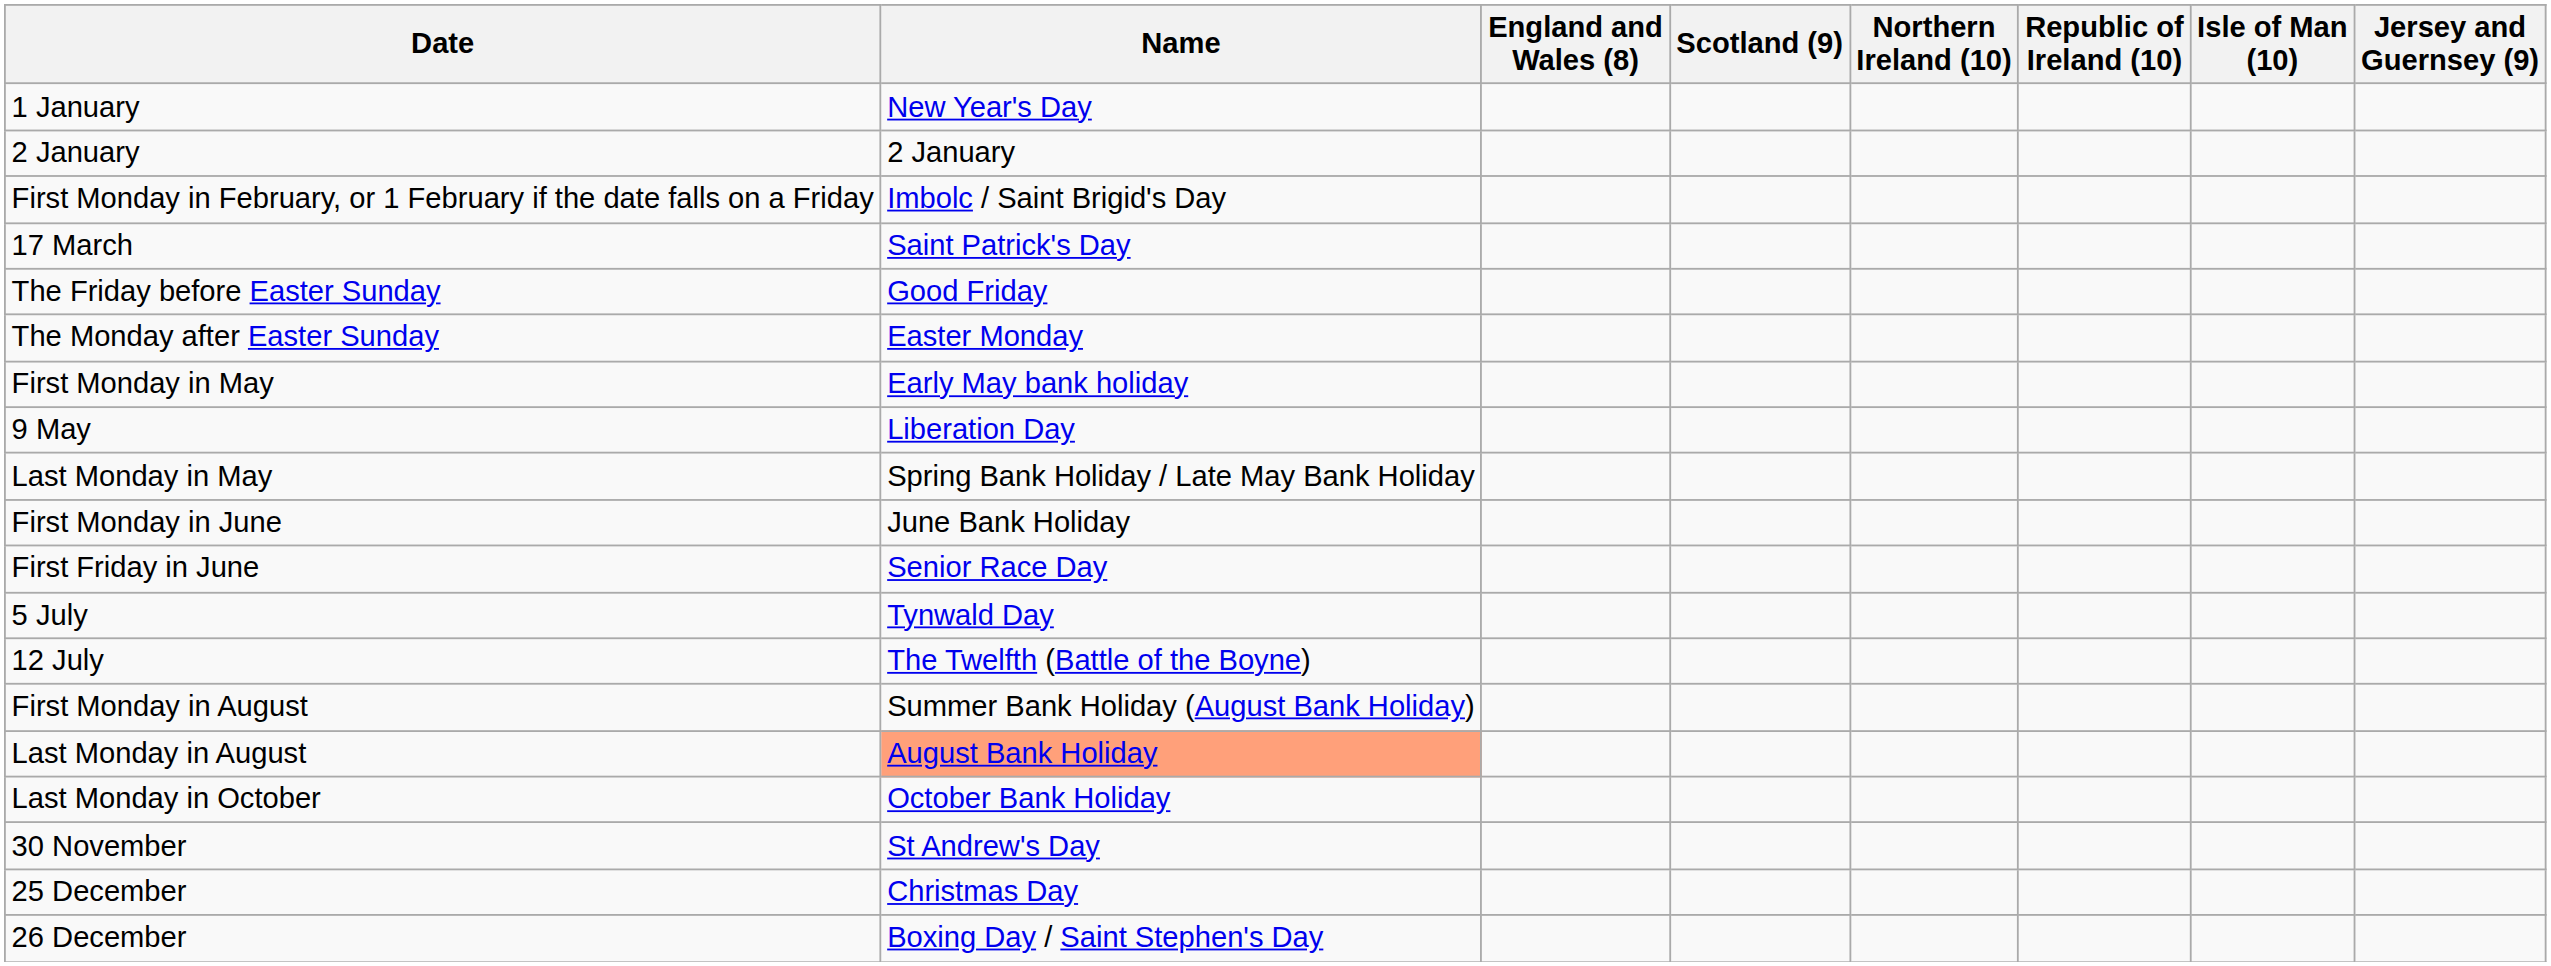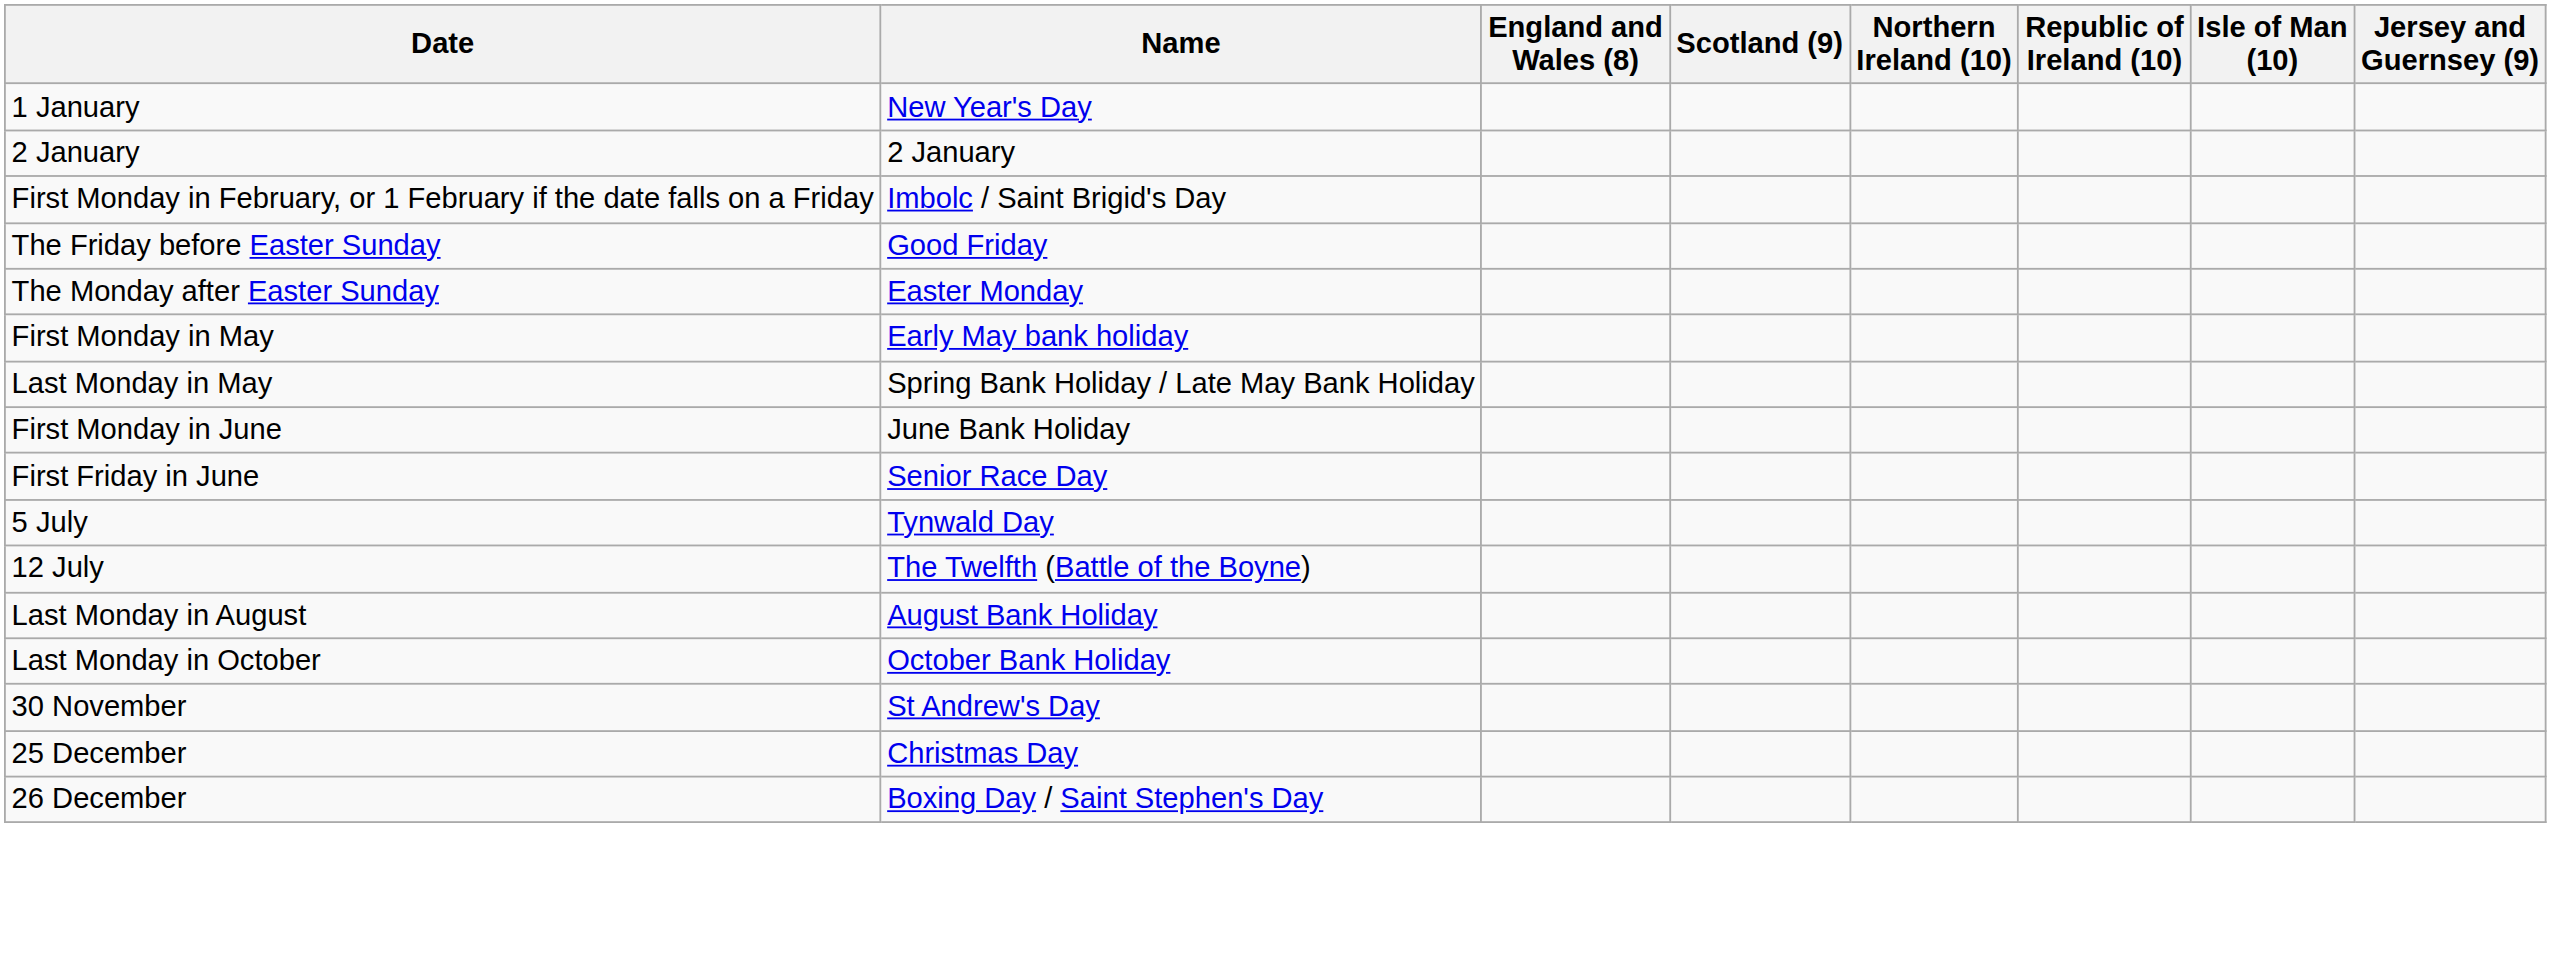- row: (72, 245)
- row: (51, 429)
- row: (160, 706)
(1022, 753) lightsalmon background -> (1022, 614) no background
